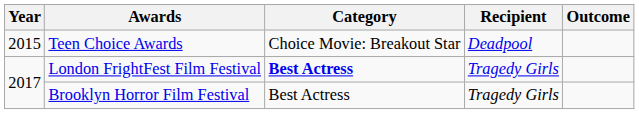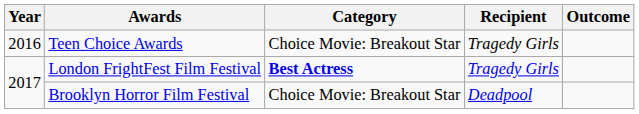(25, 43) 2015 -> (25, 43) 2016
(500, 43) Deadpool -> (513, 43) Tragedy Girls
(309, 95) Best Actress -> (364, 95) Choice Movie: Breakout Star
(513, 95) Tragedy Girls -> (500, 95) Deadpool
